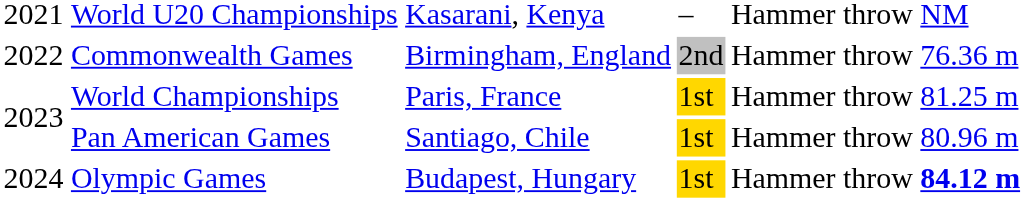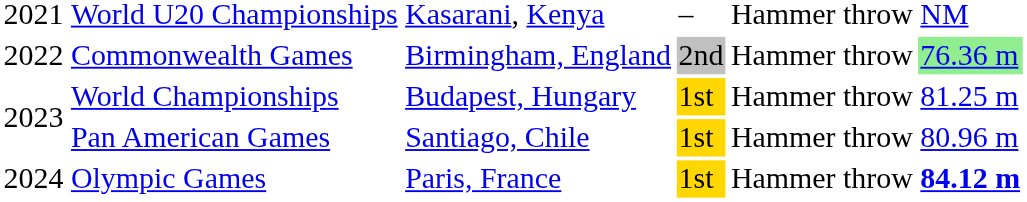(969, 55) no background -> (969, 55) lightgreen background
(483, 96) Paris, France -> (521, 96) Budapest, Hungary
(521, 178) Budapest, Hungary -> (483, 178) Paris, France
